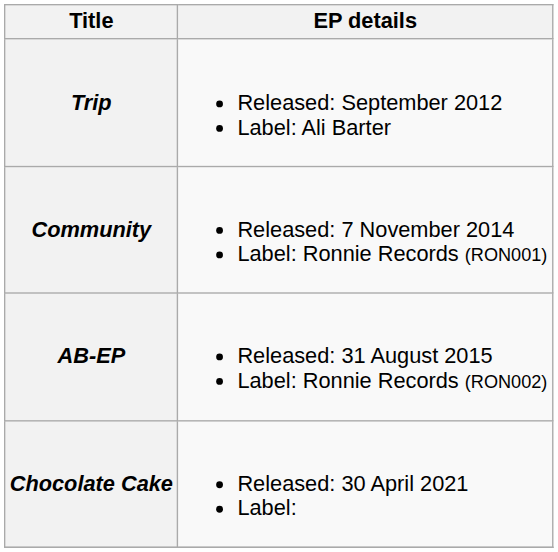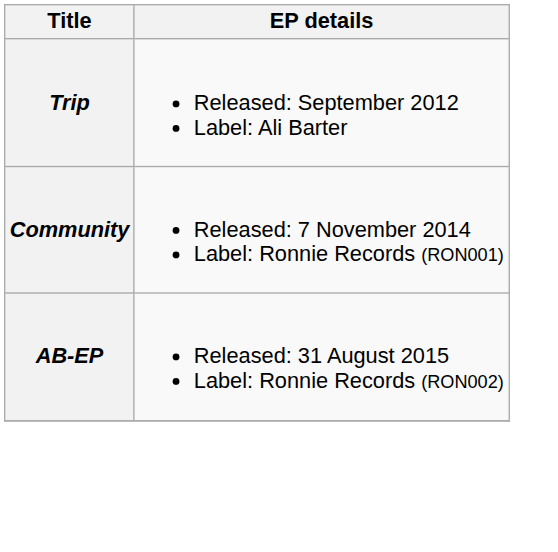- row: (91, 483)
